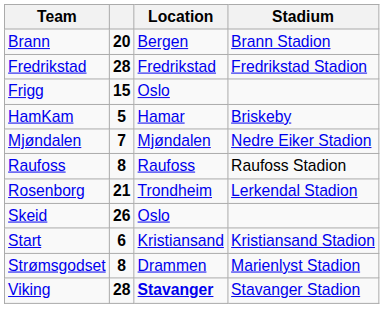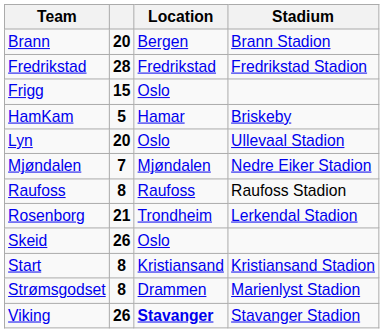+ row: (20, 141)
(122, 240) 6 -> (122, 265) 8
(122, 290) 28 -> (122, 315) 26
